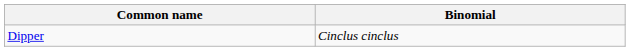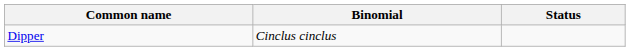+ column: (563, 14)
